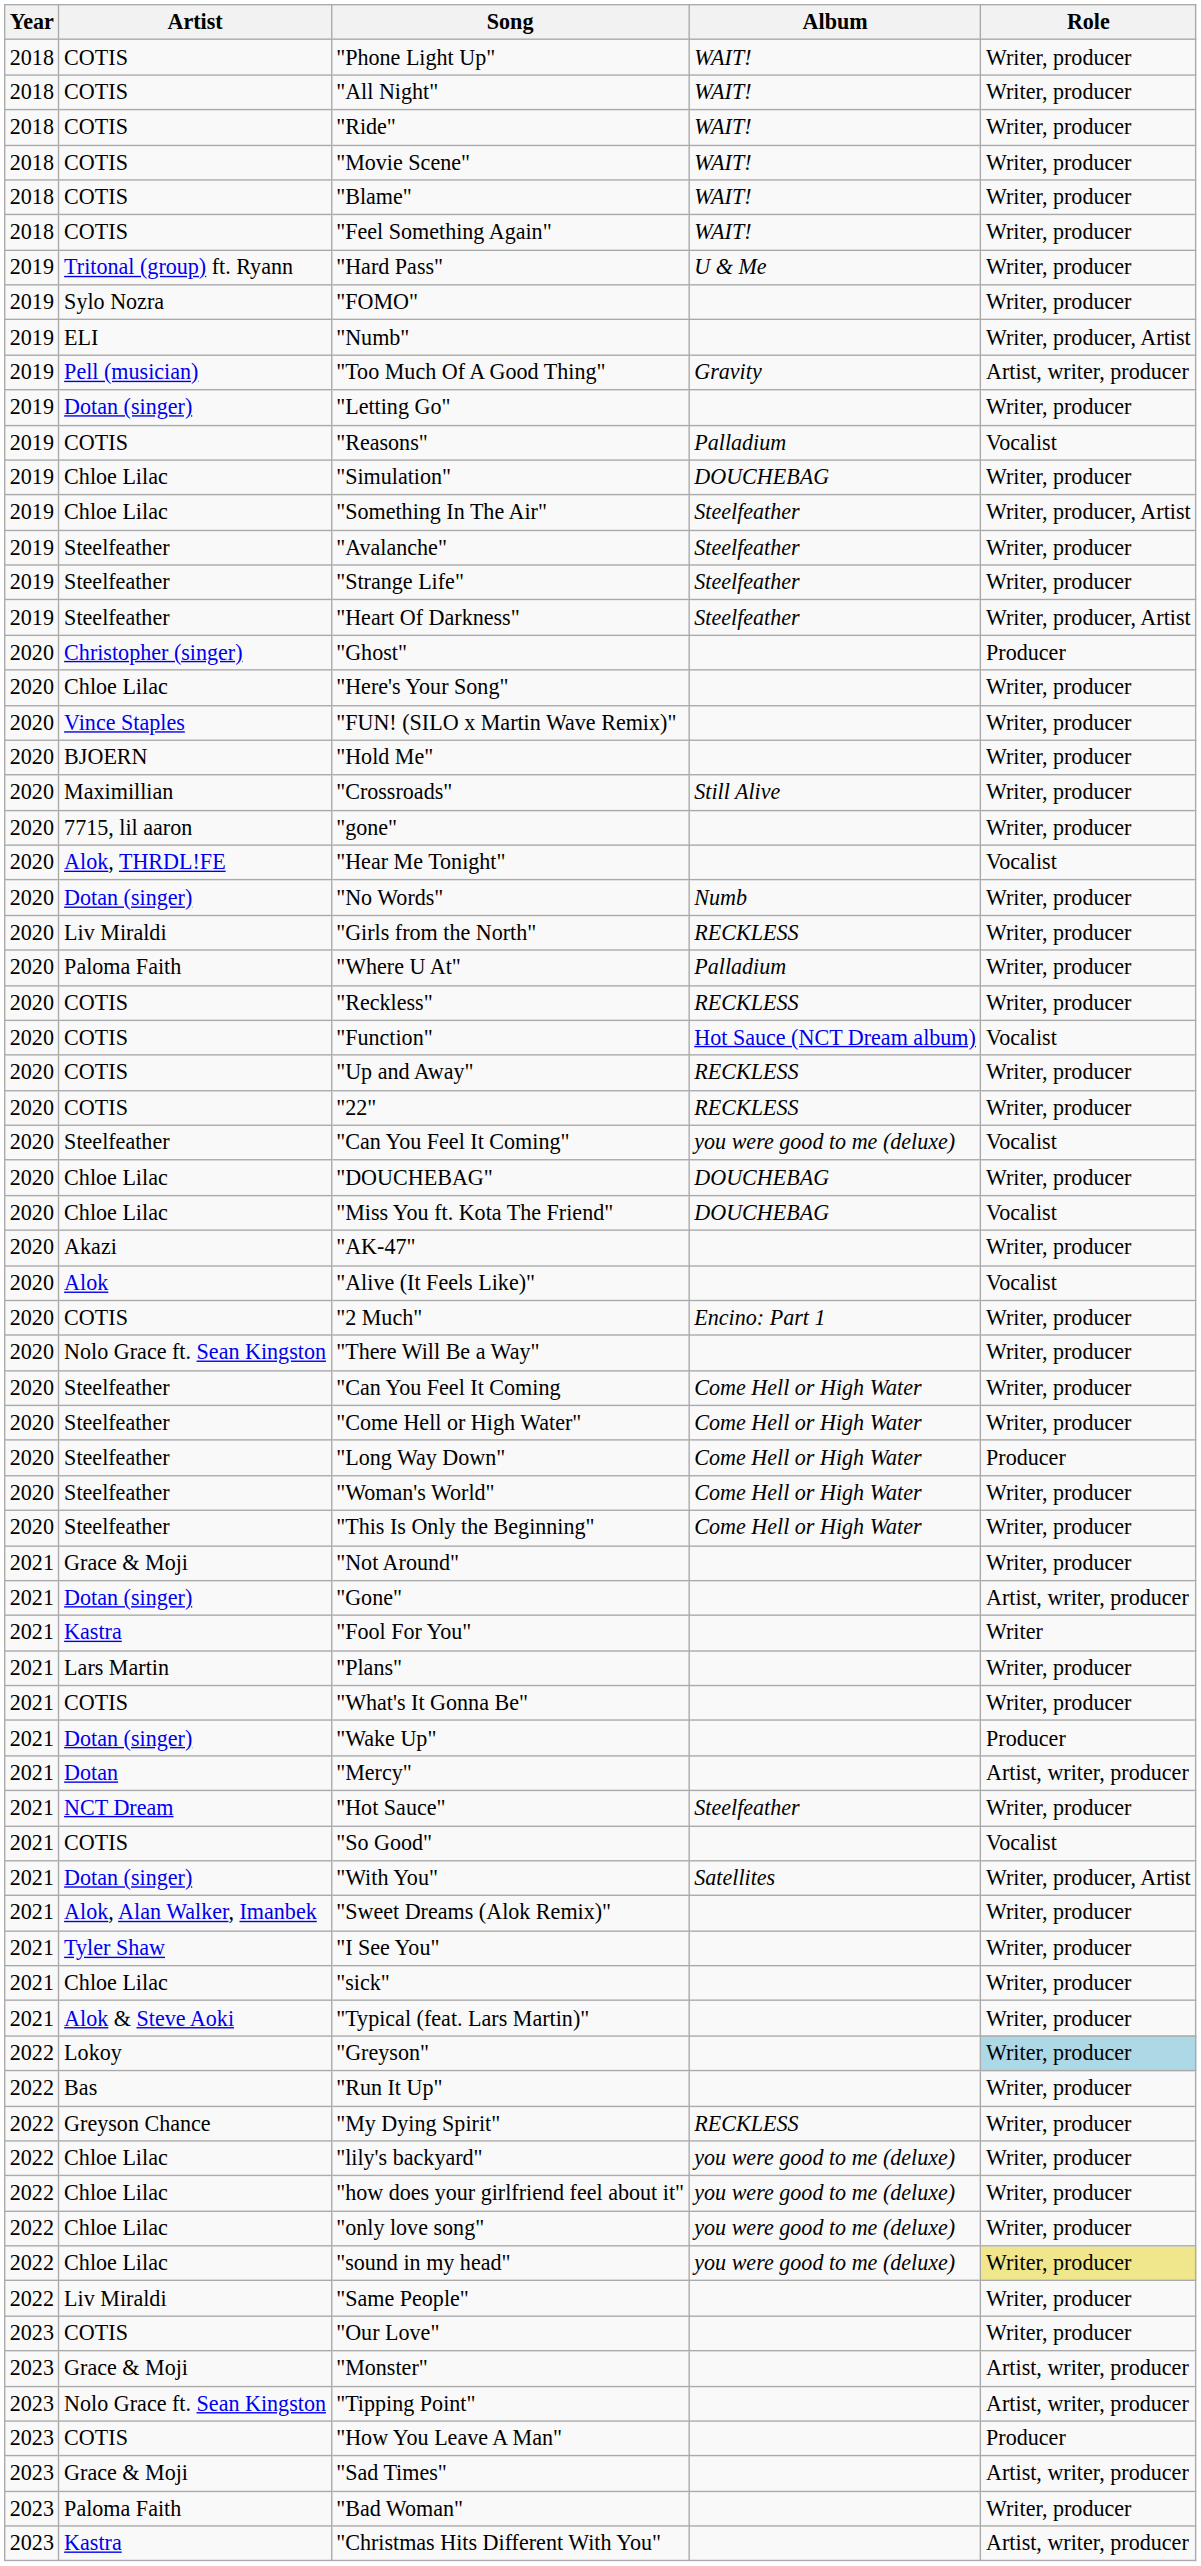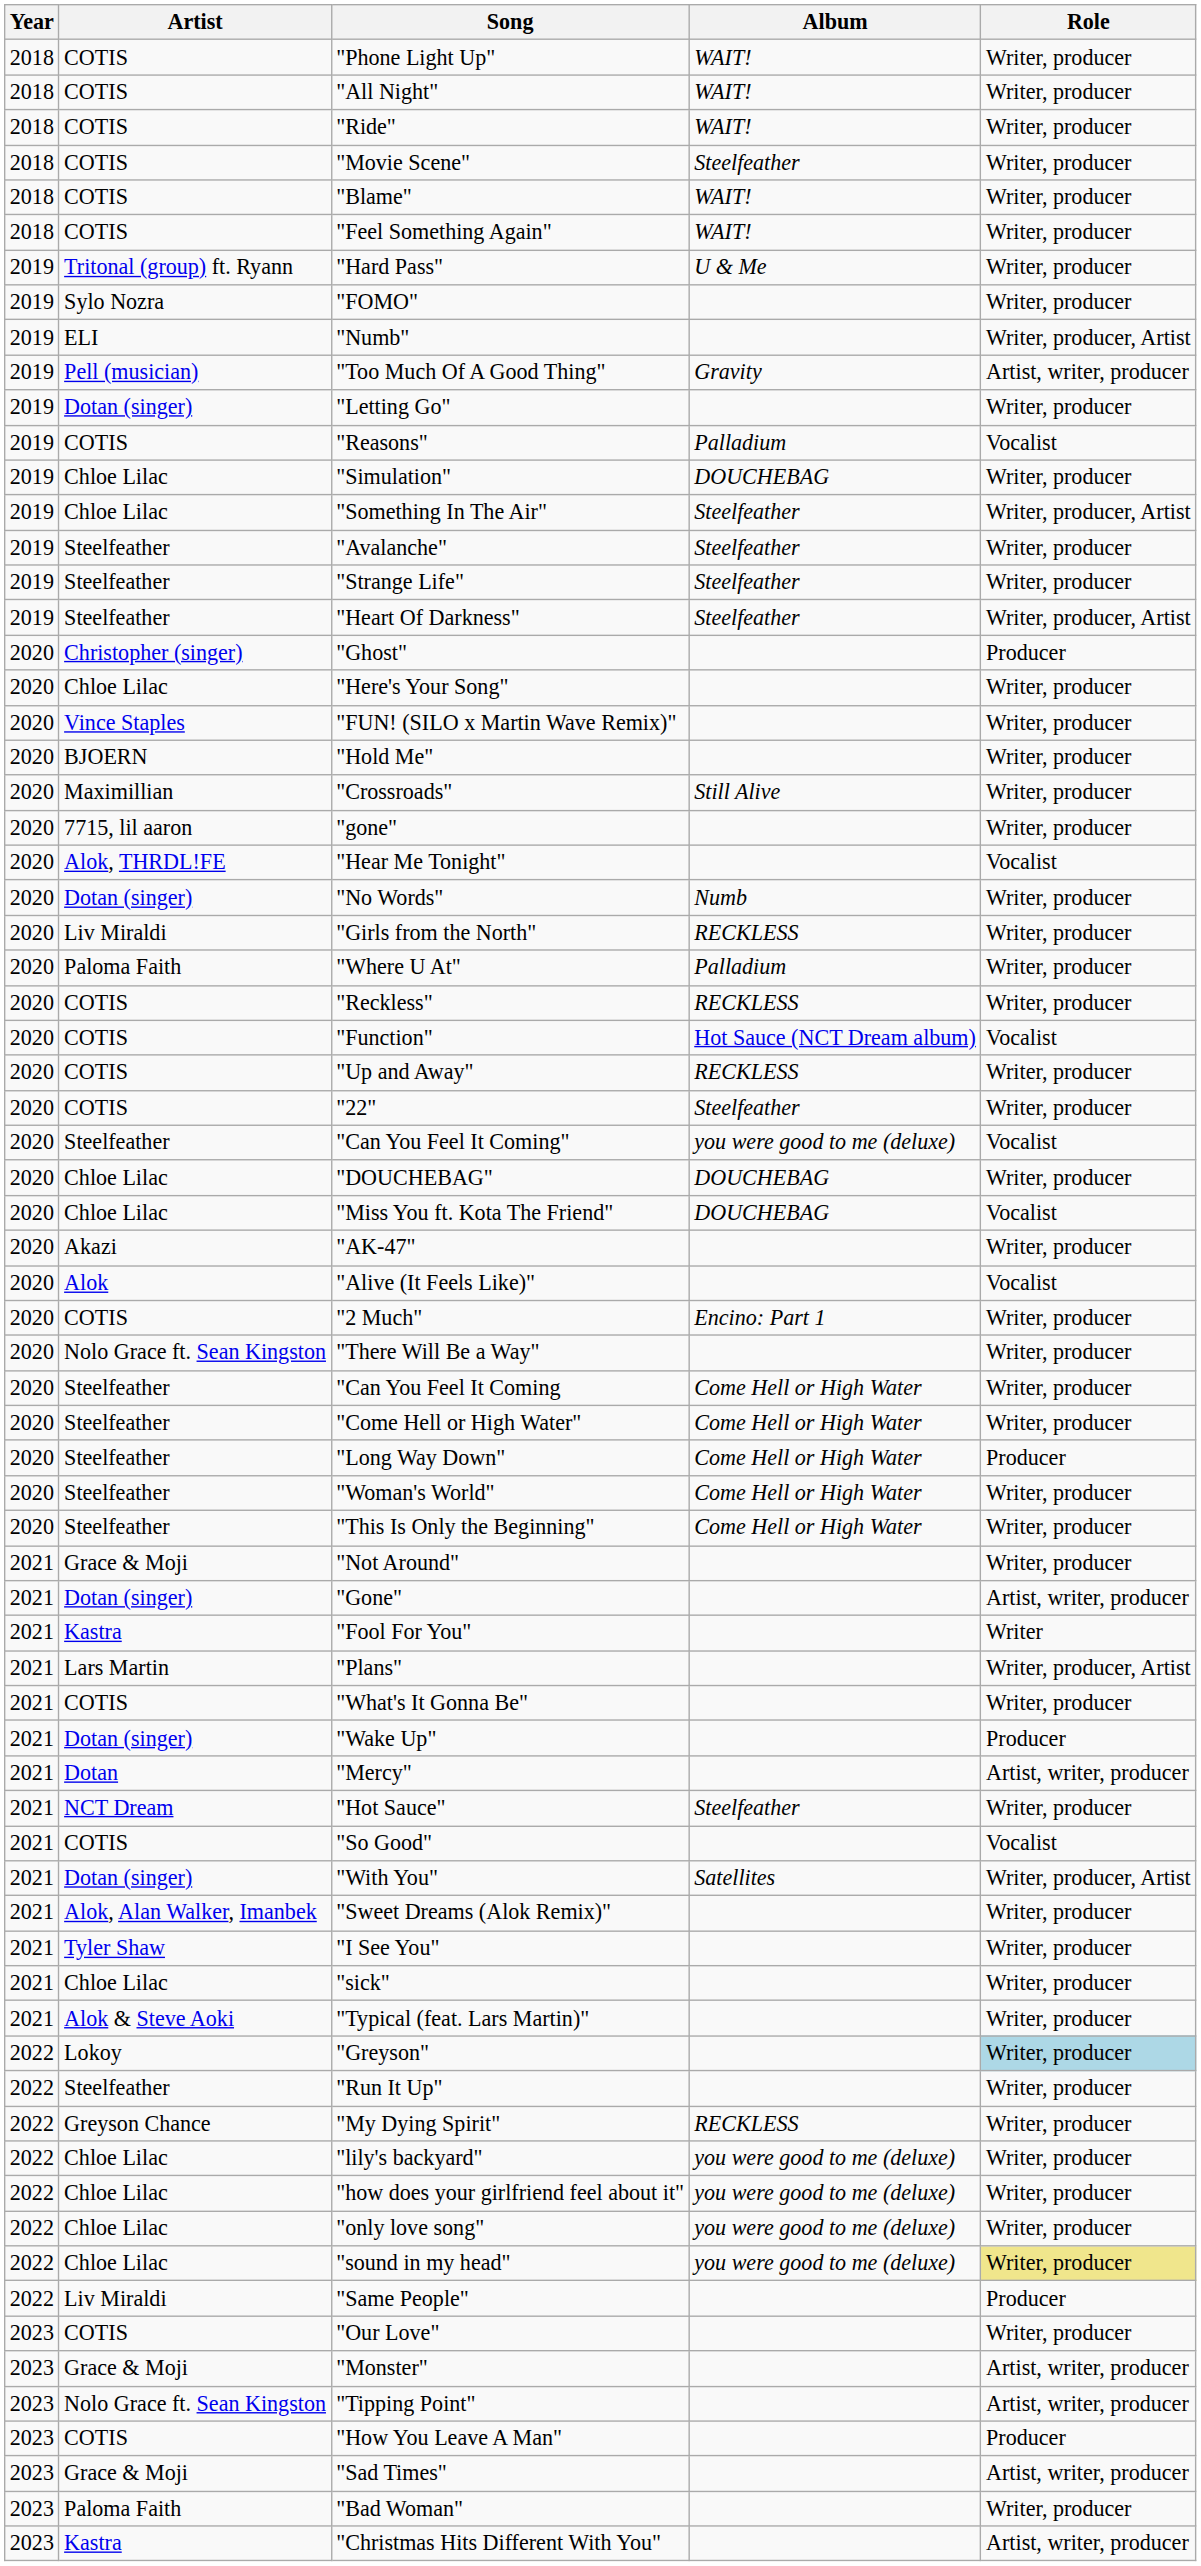(723, 162) WAIT! -> (747, 162) Steelfeather
(746, 1107) RECKLESS -> (747, 1107) Steelfeather
(1059, 1667) Writer, producer -> (1088, 1667) Writer, producer, Artist
(81, 2088) Bas -> (117, 2088) Steelfeather
(1059, 2298) Writer, producer -> (1026, 2298) Producer
